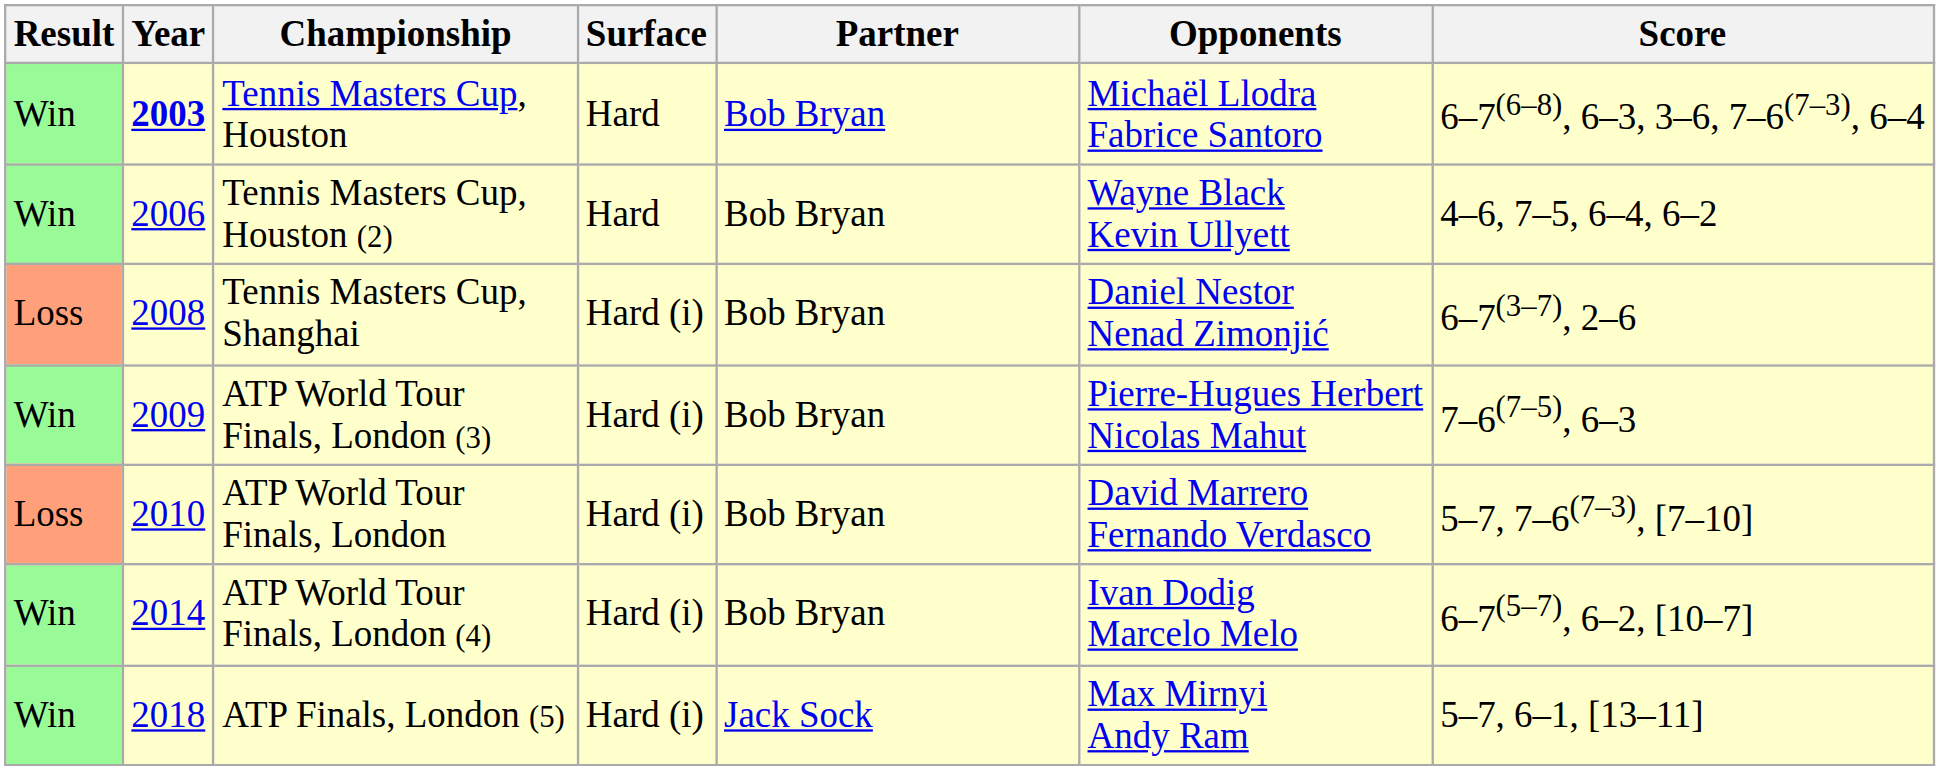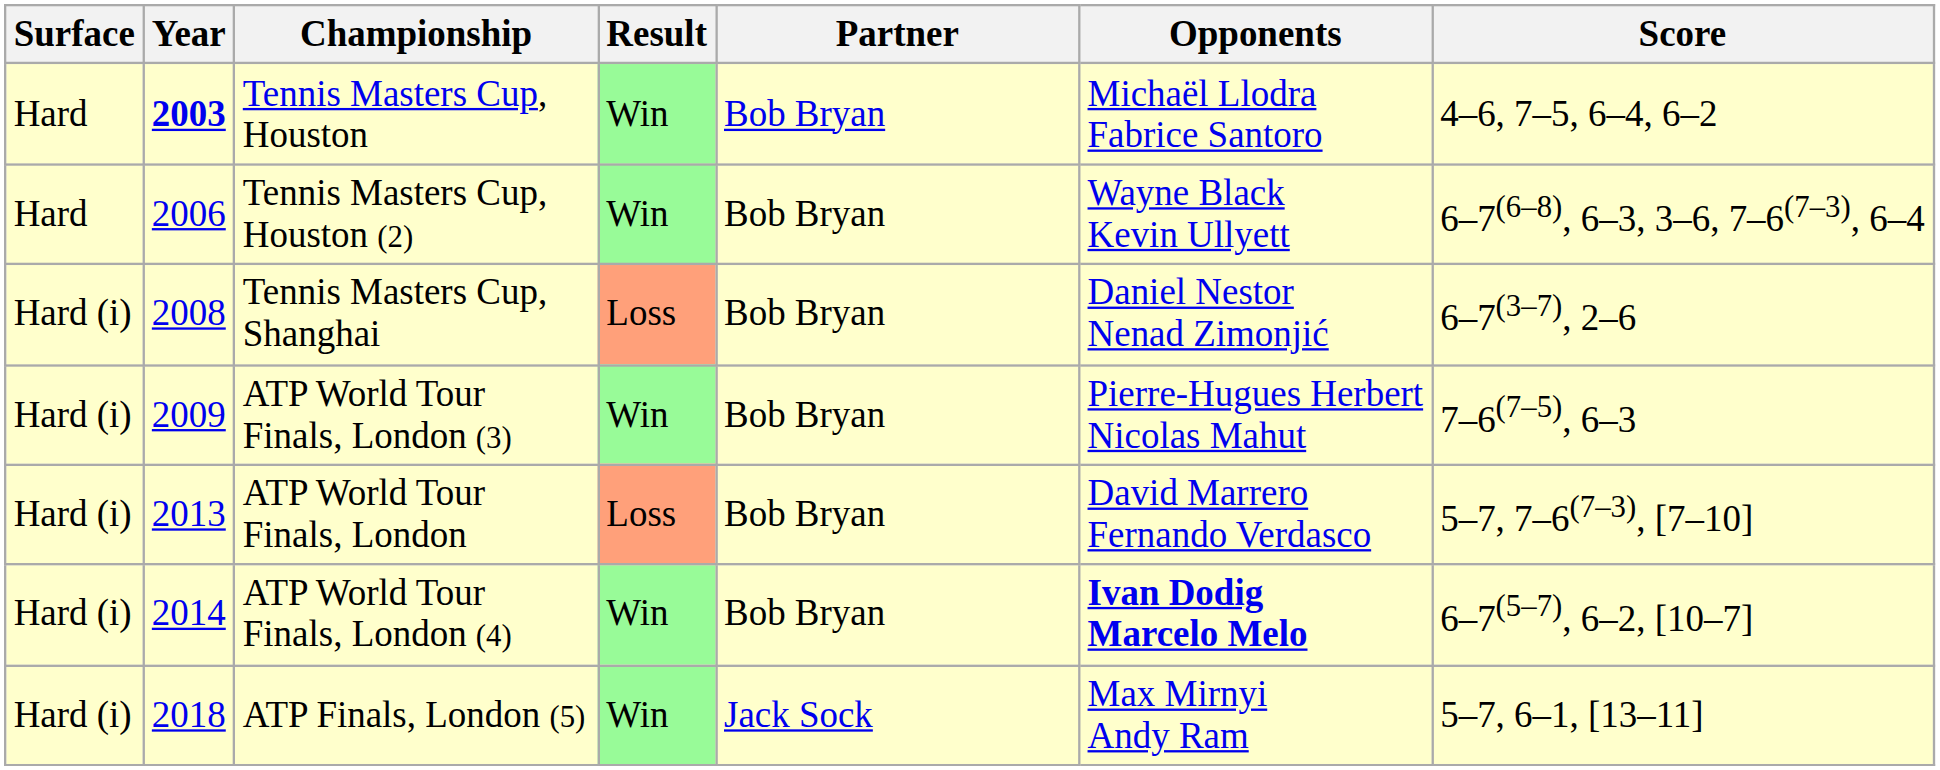columns swapped: (64, 33) <-> (646, 33)
(1682, 113) 6–7(6–8), 6–3, 3–6, 7–6(7–3), 6–4 -> (1579, 113) 4–6, 7–5, 6–4, 6–2
(1579, 213) 4–6, 7–5, 6–4, 6–2 -> (1682, 213) 6–7(6–8), 6–3, 3–6, 7–6(7–3), 6–4
(168, 513) 2010 -> (189, 513) 2013
(1193, 614) normal -> (1198, 614) bold
